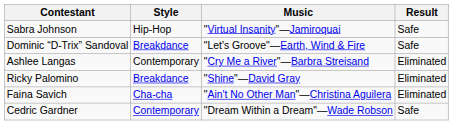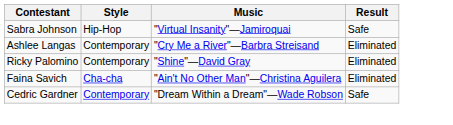- row: (67, 45)
(161, 78) Breakdance -> (116, 62) Contemporary
